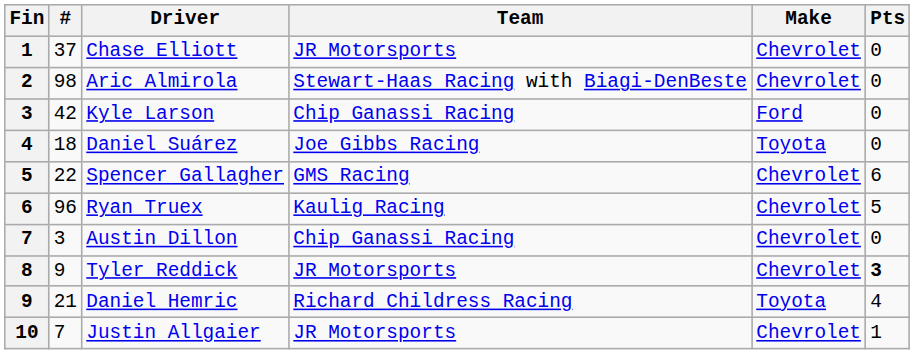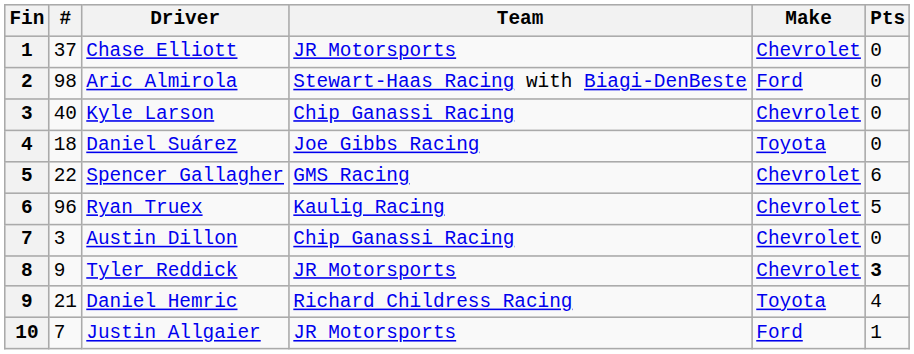(809, 83) Chevrolet -> (780, 83) Ford
(65, 115) 42 -> (65, 115) 40
(780, 115) Ford -> (809, 115) Chevrolet
(809, 334) Chevrolet -> (780, 334) Ford
